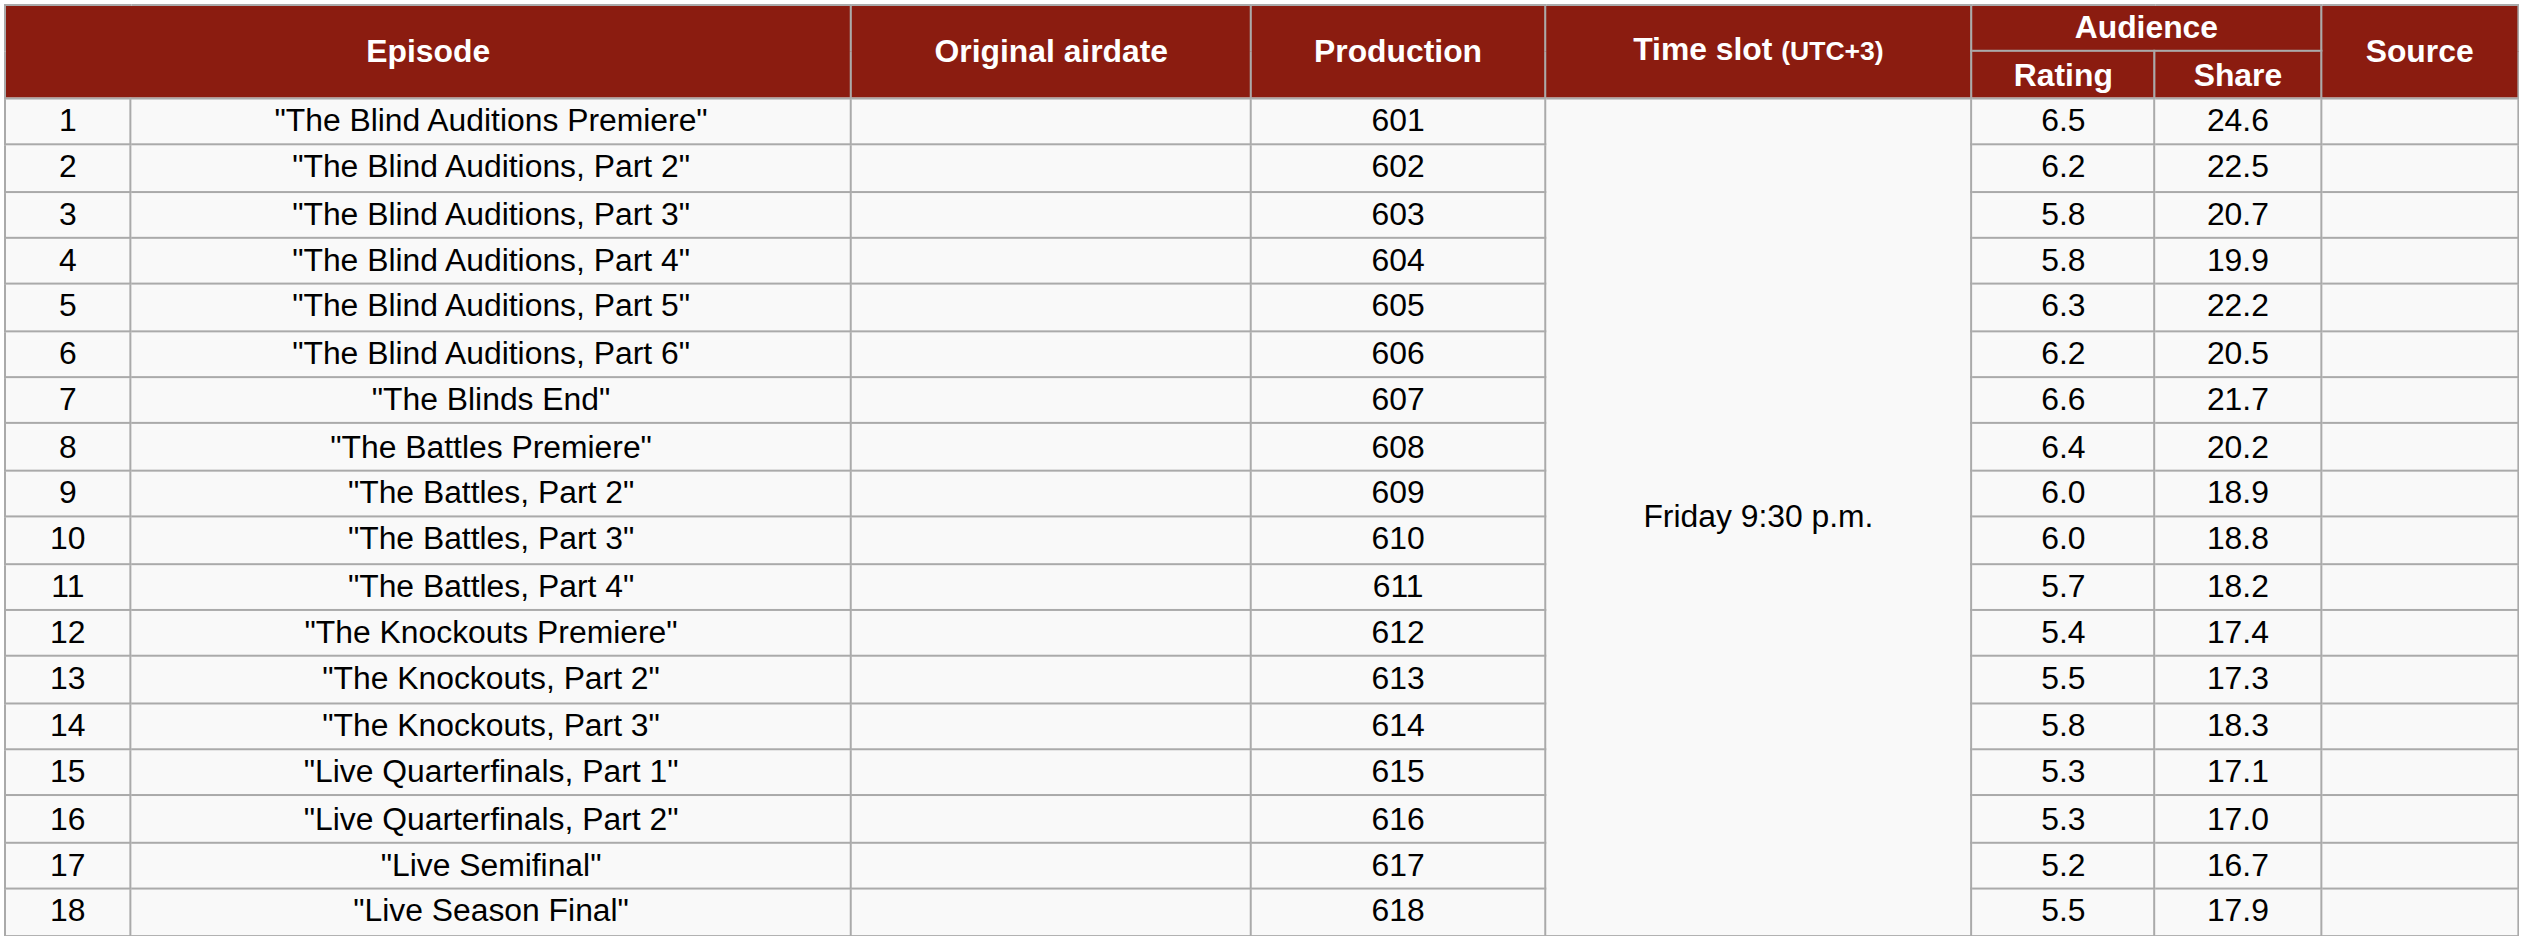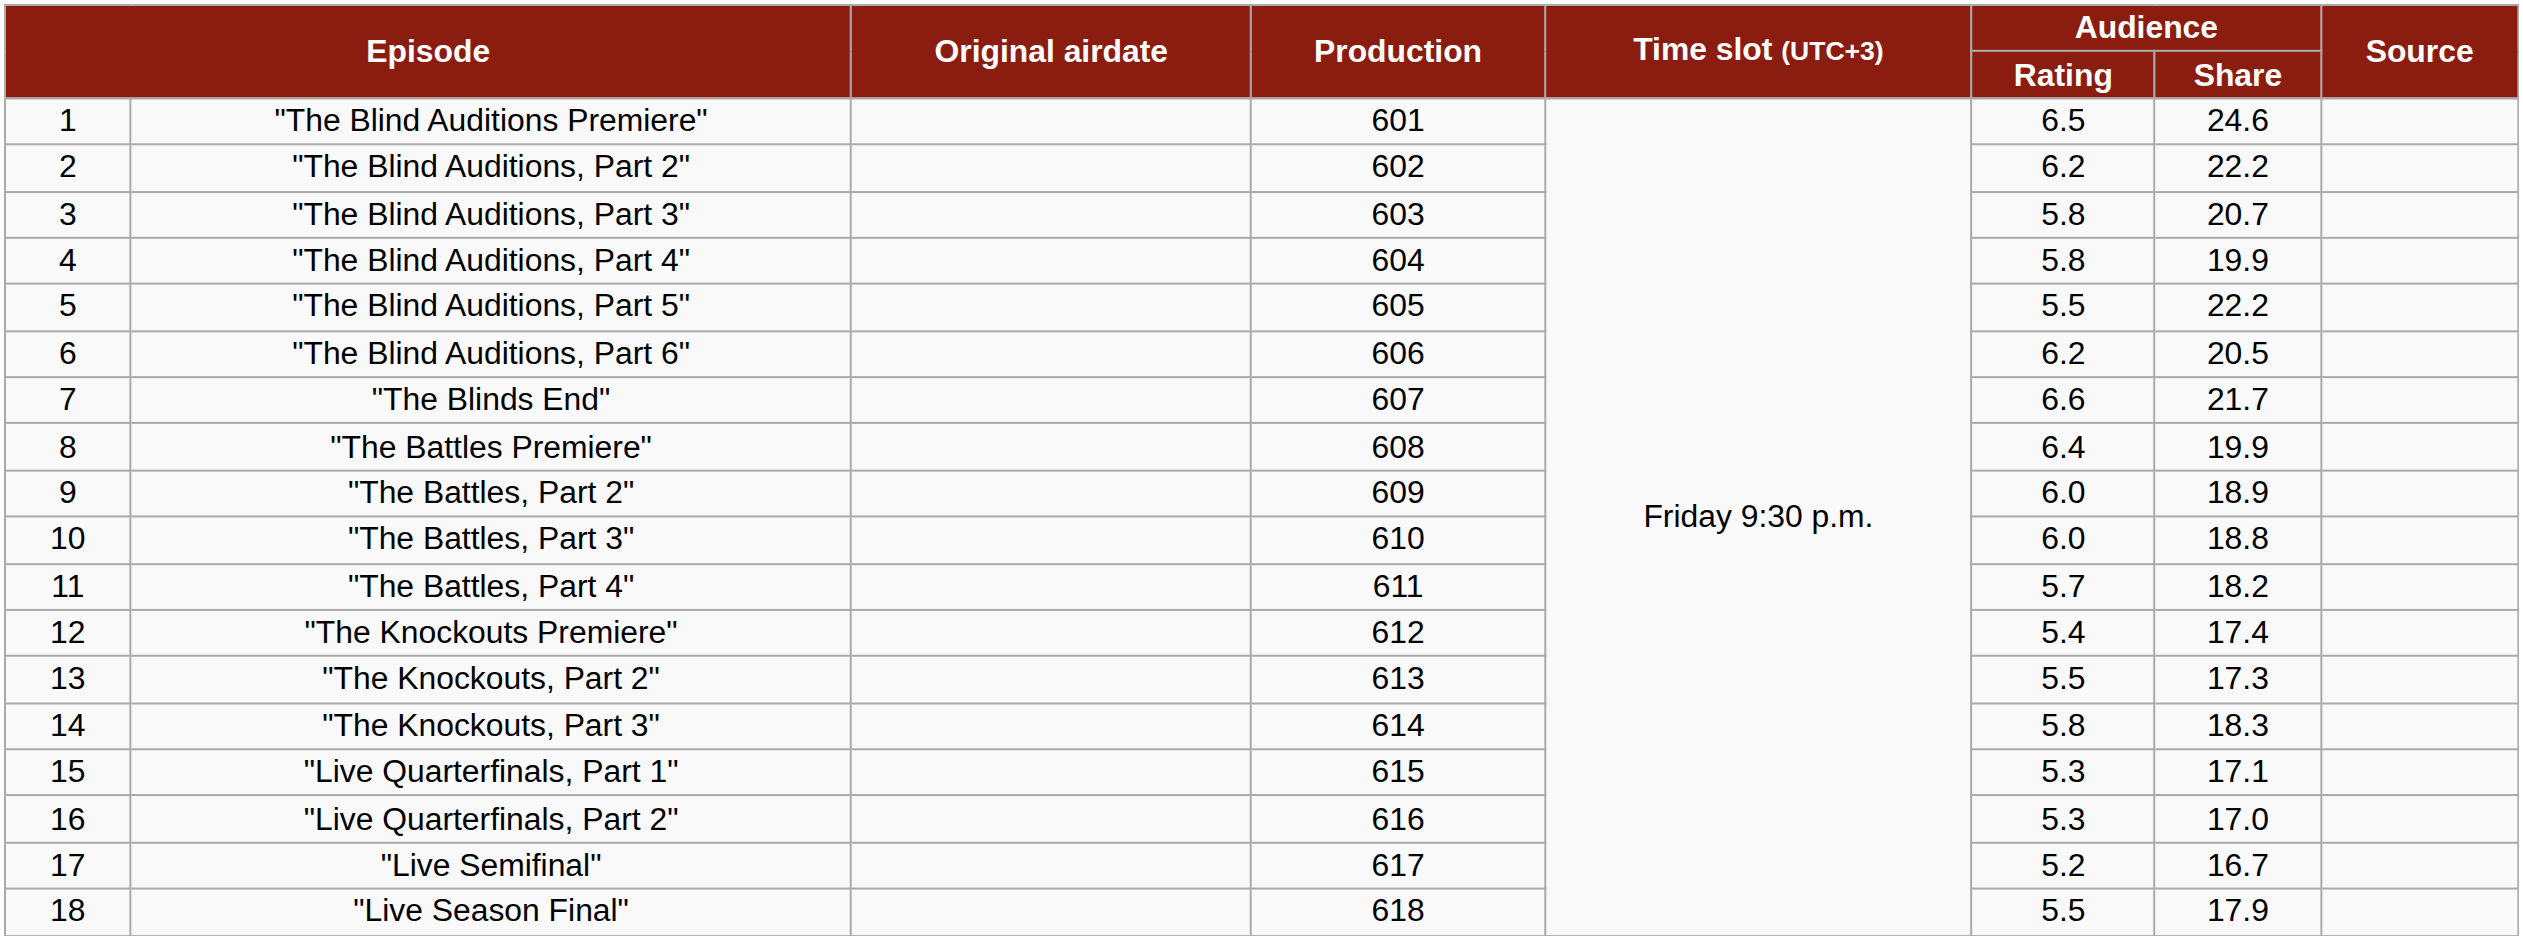(2238, 167) 22.5 -> (2238, 167) 22.2
(2063, 306) 6.3 -> (2063, 306) 5.5
(2238, 446) 20.2 -> (2238, 446) 19.9
